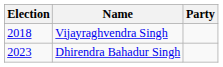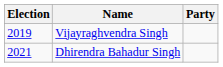(19, 33) 2018 -> (19, 33) 2019
(19, 52) 2023 -> (19, 52) 2021
